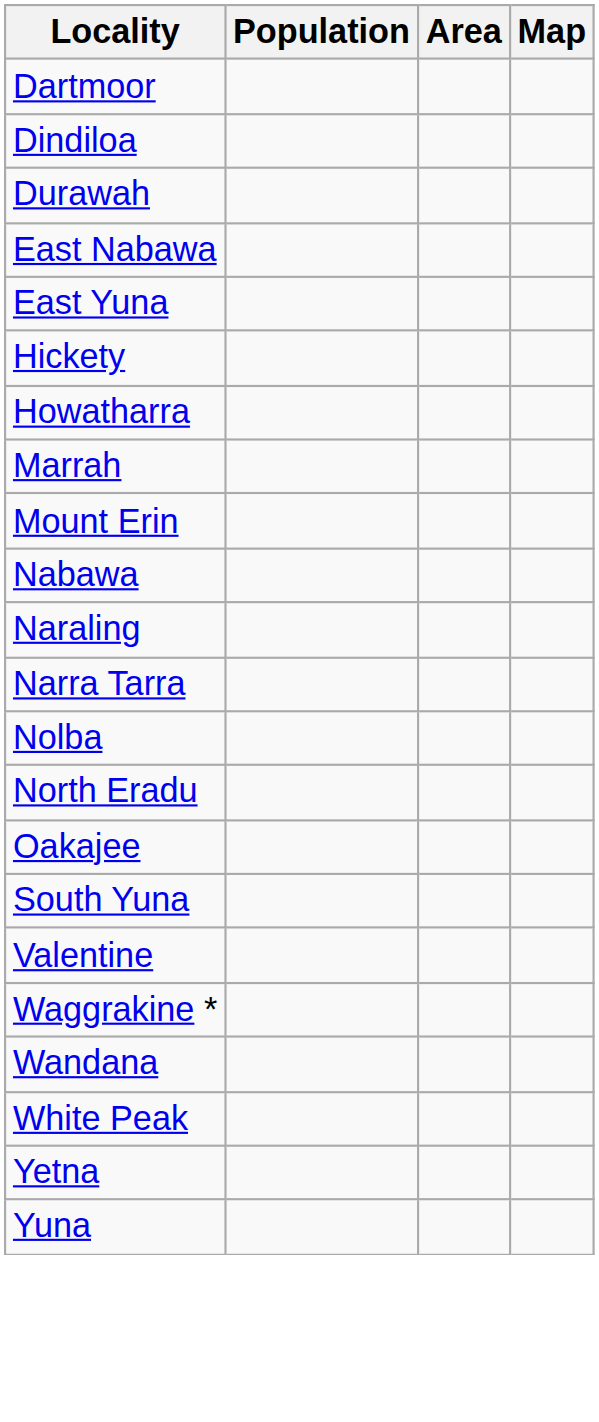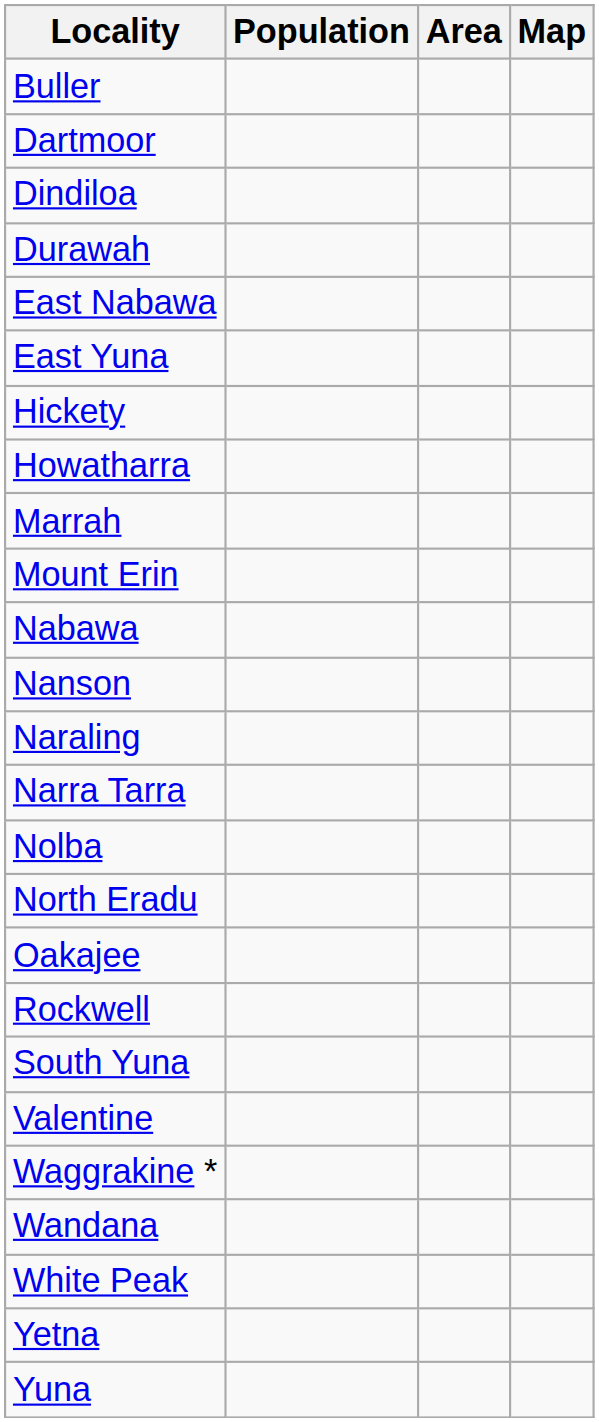+ row: (57, 85)
+ row: (72, 683)
+ row: (81, 1009)
